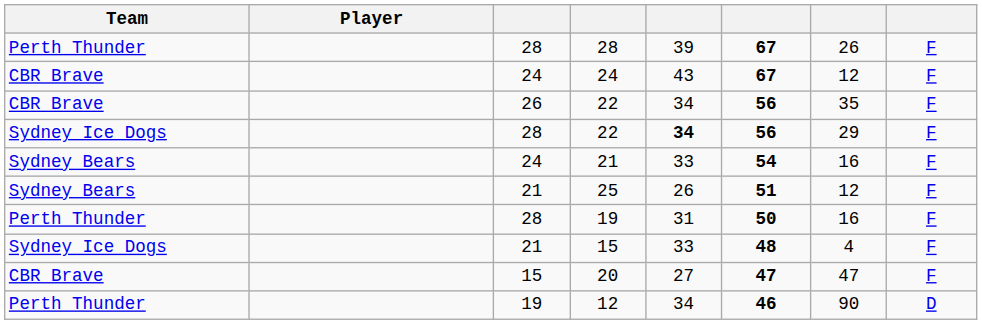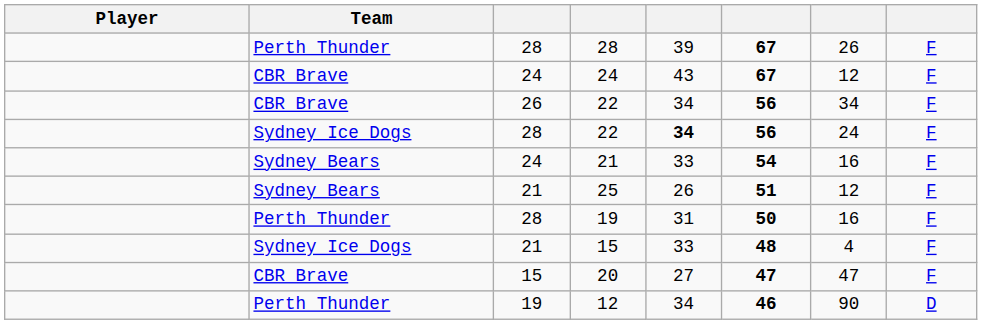columns swapped: (372, 19) <-> (127, 19)
(849, 105) 35 -> (849, 105) 34
(849, 133) 29 -> (849, 133) 24
